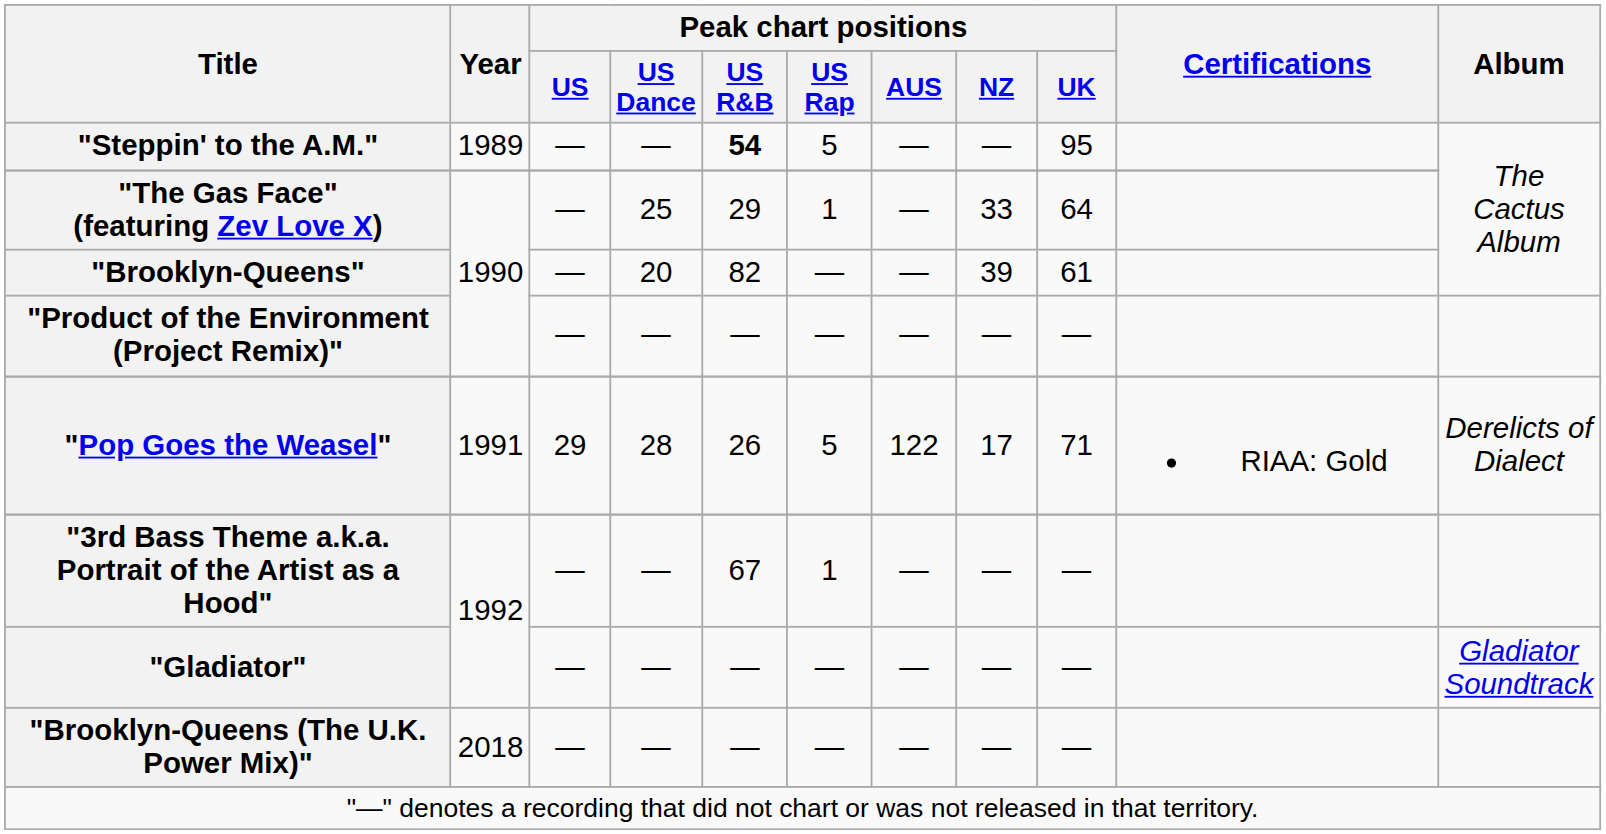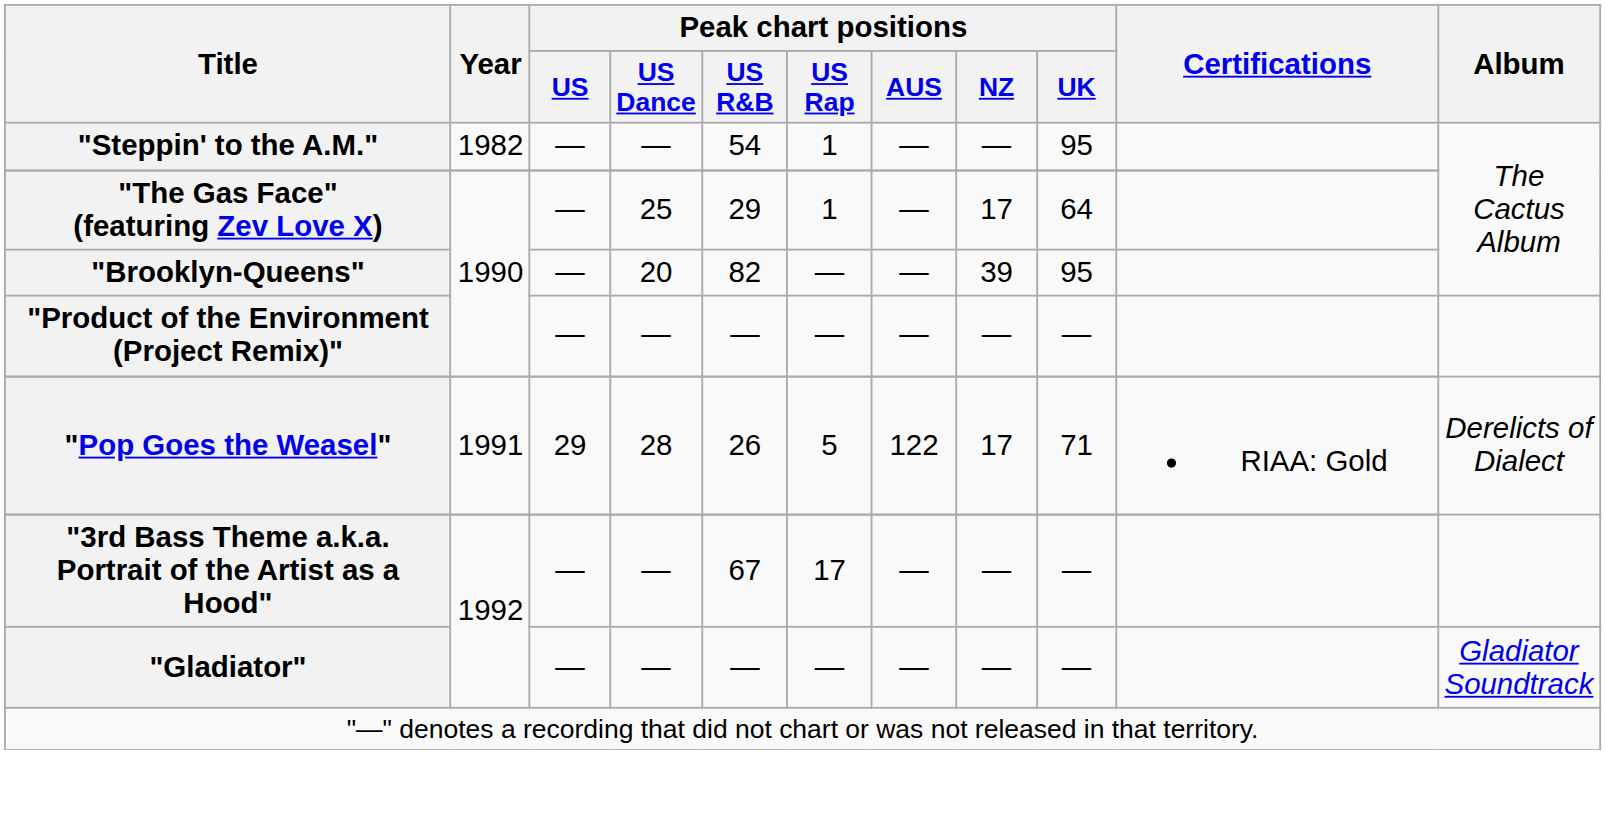(491, 145) 1989 -> (491, 145) 1982
(745, 145) bold -> (745, 145) normal
(830, 145) 5 -> (830, 145) 1
(997, 209) 33 -> (997, 209) 17
(1077, 272) 61 -> (1077, 272) 95
(830, 570) 1 -> (830, 570) 17
- row: (228, 746)
